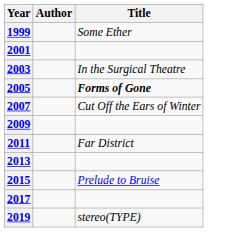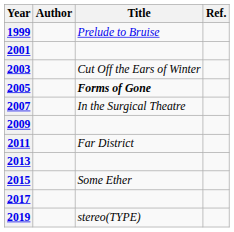+ column: (216, 13)
(105, 32) Some Ether -> (119, 32) Prelude to Bruise
(131, 69) In the Surgical Theatre -> (139, 69) Cut Off the Ears of Winter
(139, 106) Cut Off the Ears of Winter -> (131, 106) In the Surgical Theatre
(119, 180) Prelude to Bruise -> (105, 180) Some Ether
